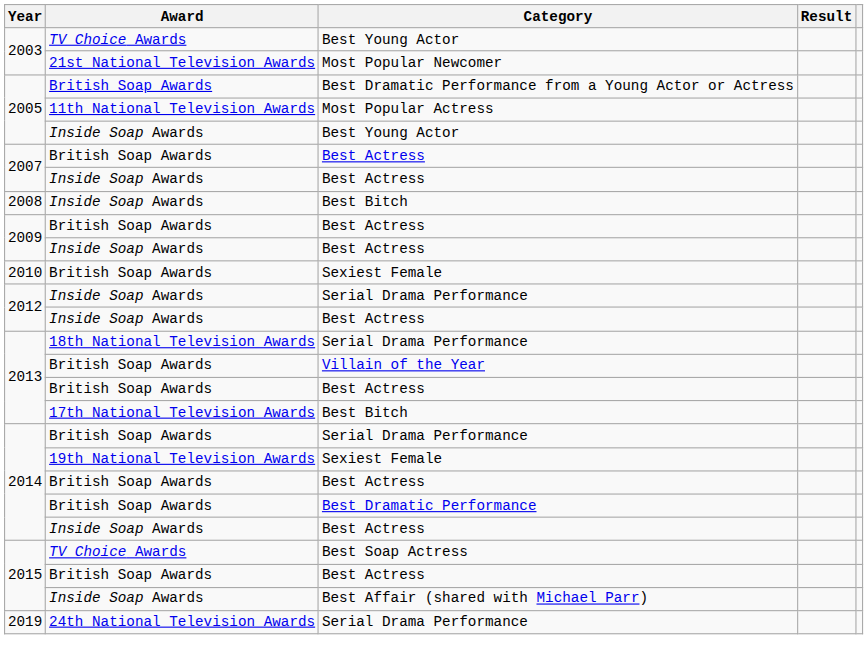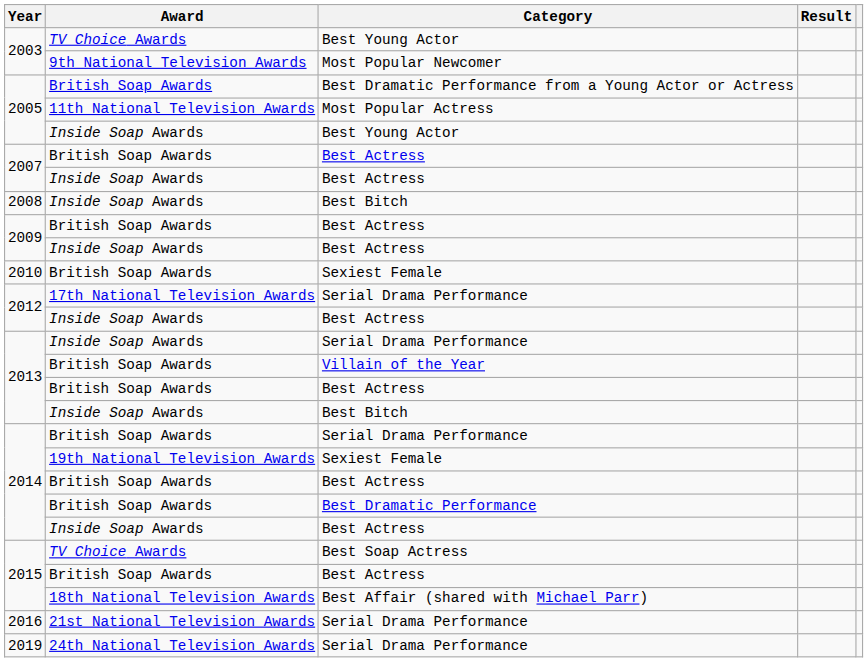(182, 63) 21st National Television Awards -> (178, 63) 9th National Television Awards
(126, 296) Inside Soap Awards -> (182, 296) 17th National Television Awards
(182, 342) 18th National Television Awards -> (126, 342) Inside Soap Awards
(182, 412) 17th National Television Awards -> (126, 412) Inside Soap Awards
(126, 599) Inside Soap Awards -> (182, 599) 18th National Television Awards
+ row: (25, 622)
